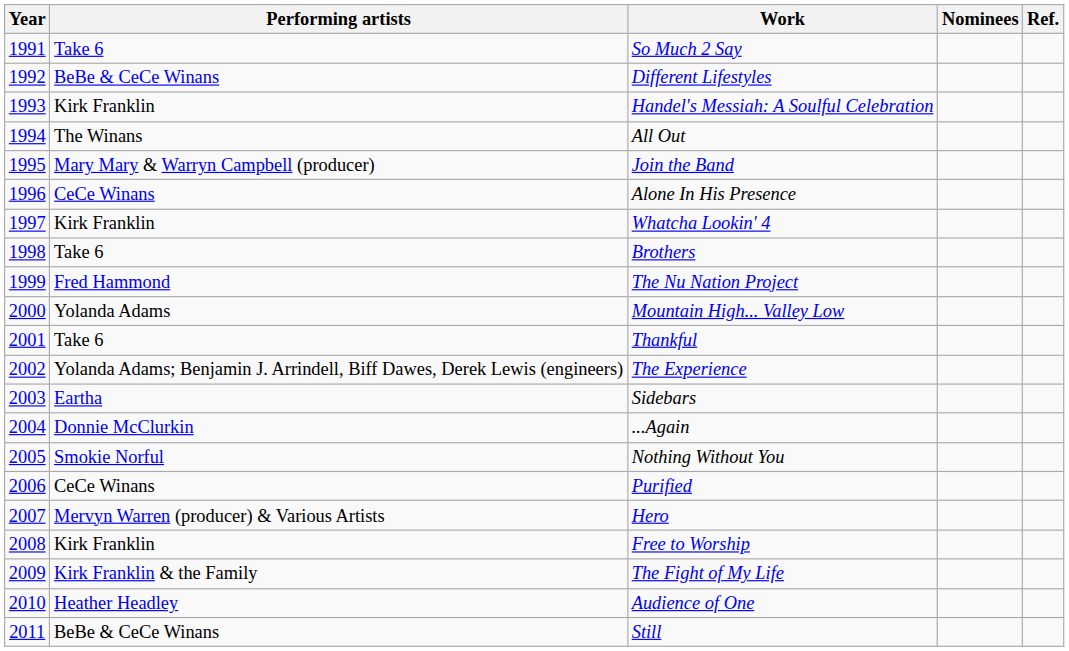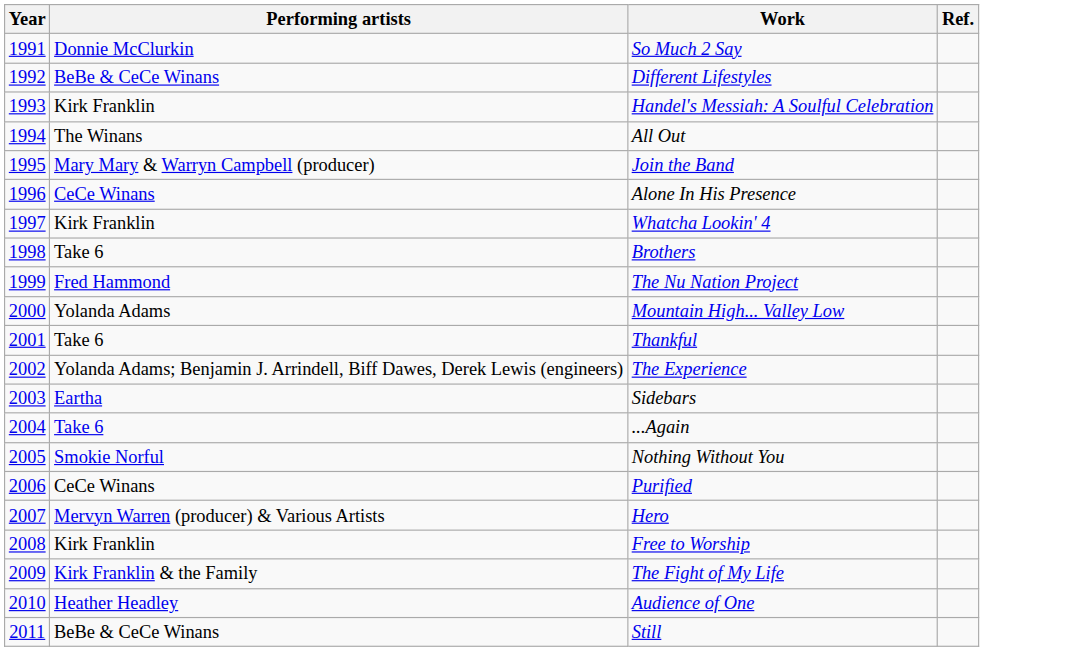- column: (980, 19)
(79, 48) Take 6 -> (124, 48) Donnie McClurkin
(124, 427) Donnie McClurkin -> (79, 427) Take 6
